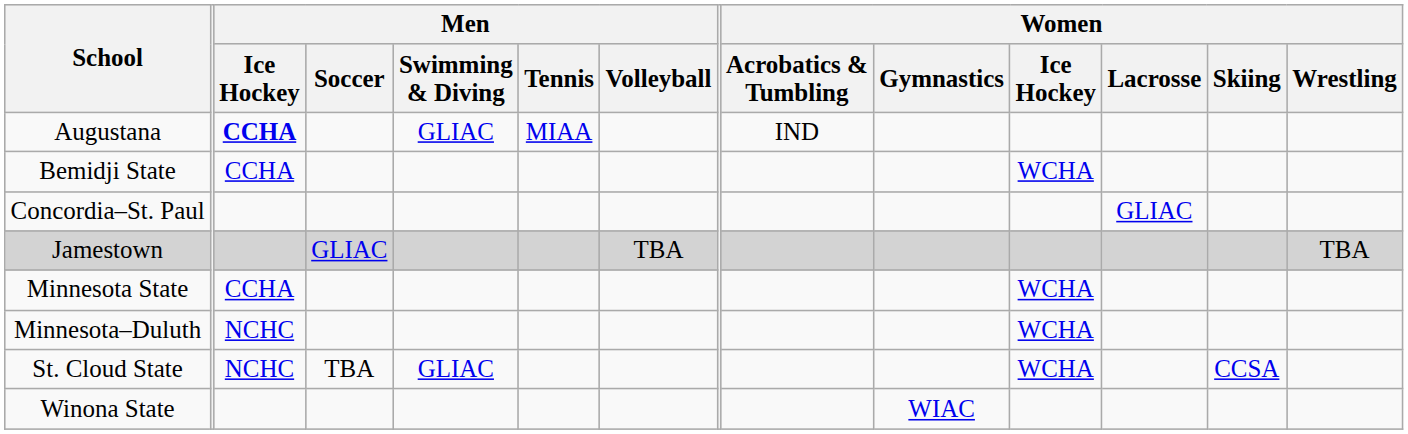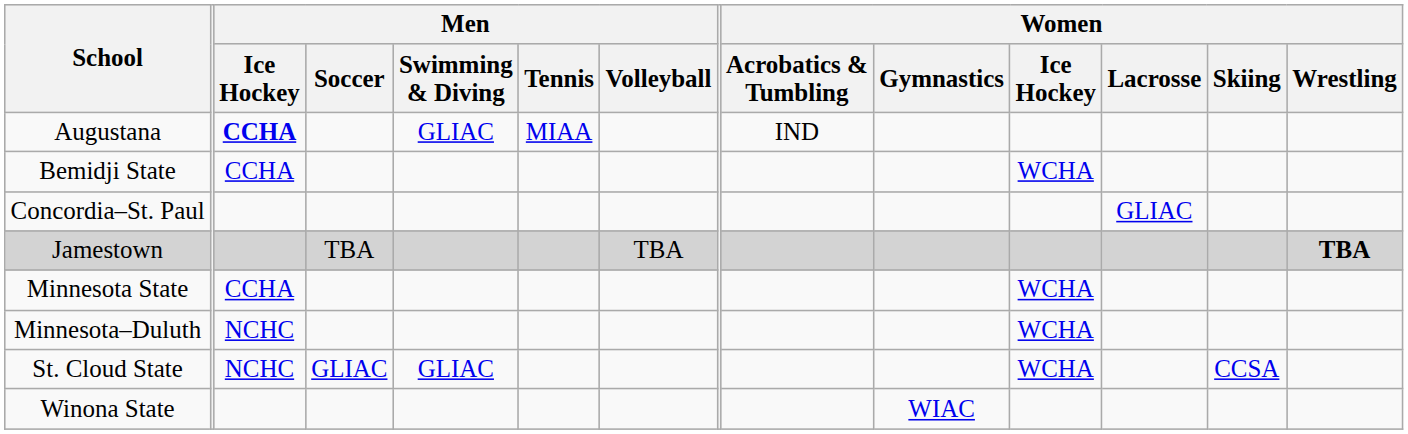(349, 250) GLIAC -> (349, 250) TBA
(1345, 250) normal -> (1345, 250) bold
(349, 369) TBA -> (349, 369) GLIAC
